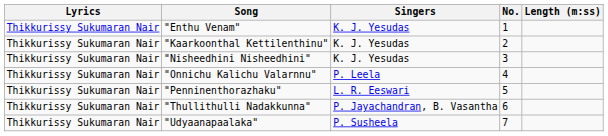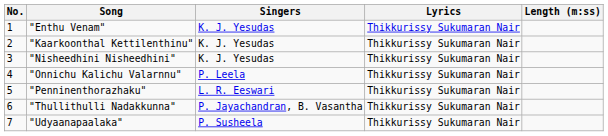columns swapped: (511, 13) <-> (83, 13)
